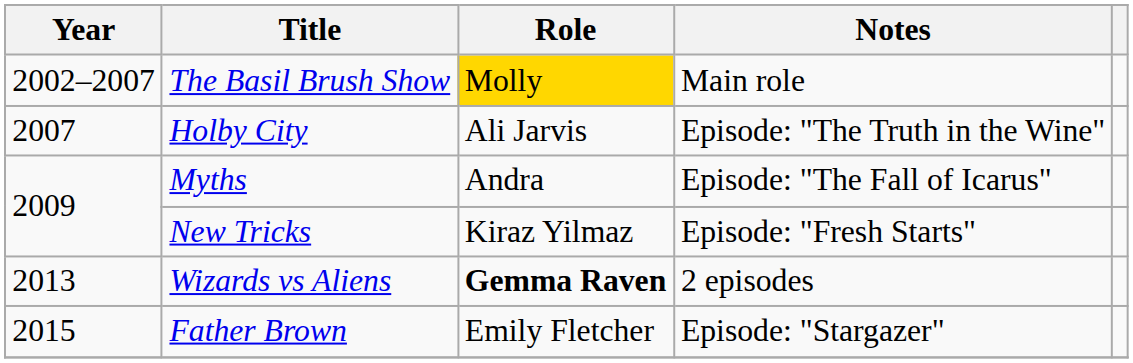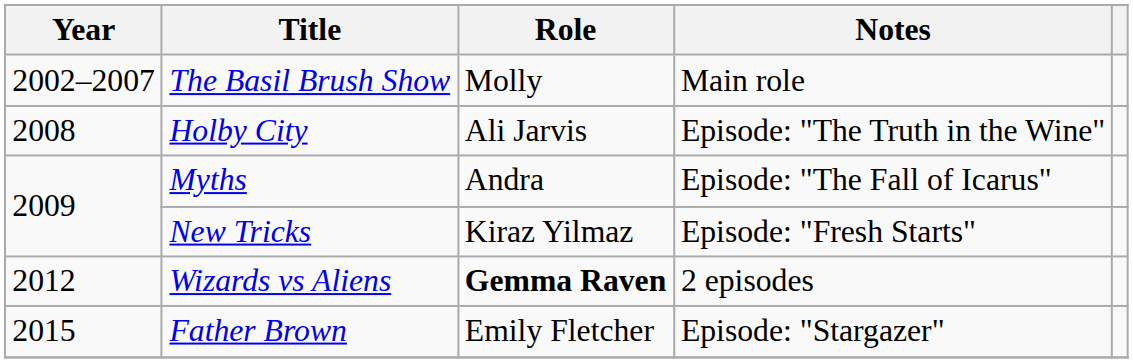(504, 79) gold background -> (504, 79) no background
(44, 130) 2007 -> (44, 130) 2008
(44, 280) 2013 -> (44, 280) 2012
